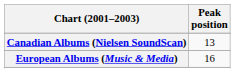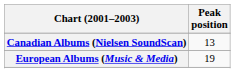(210, 59) 16 -> (210, 59) 19
